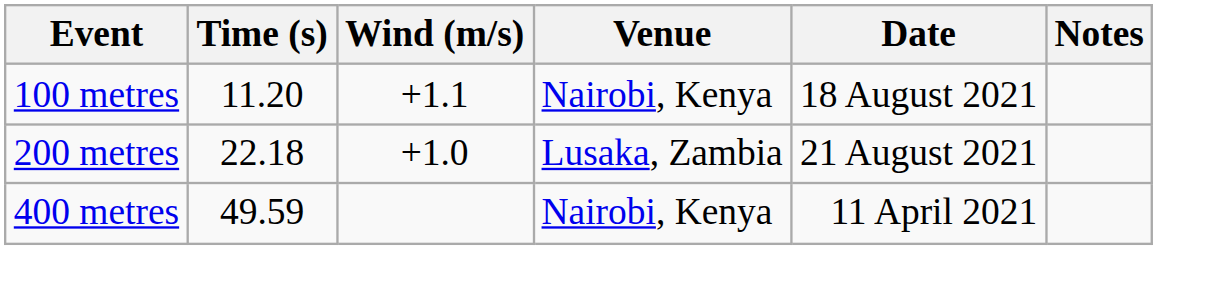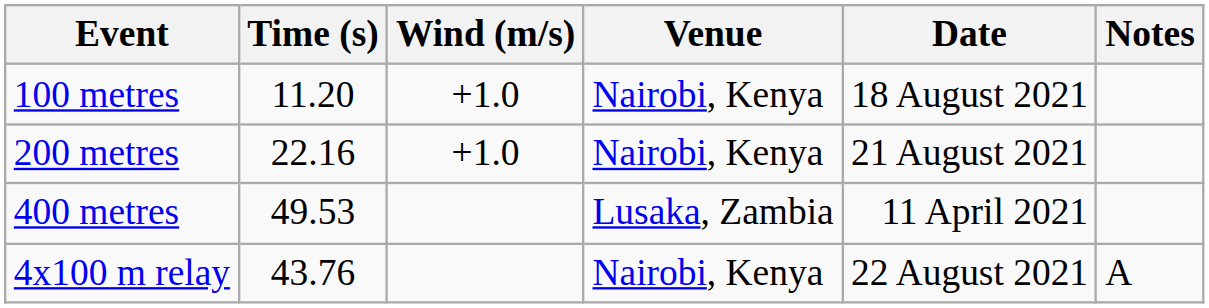(435, 93) +1.1 -> (486, 93) +1.0
(262, 152) 22.18 -> (313, 152) 22.16
(662, 152) Lusaka, Zambia -> (708, 152) Nairobi, Kenya
(262, 212) 49.59 -> (313, 212) 49.53
(657, 212) Nairobi, Kenya -> (713, 212) Lusaka, Zambia
+ row: (122, 271)
